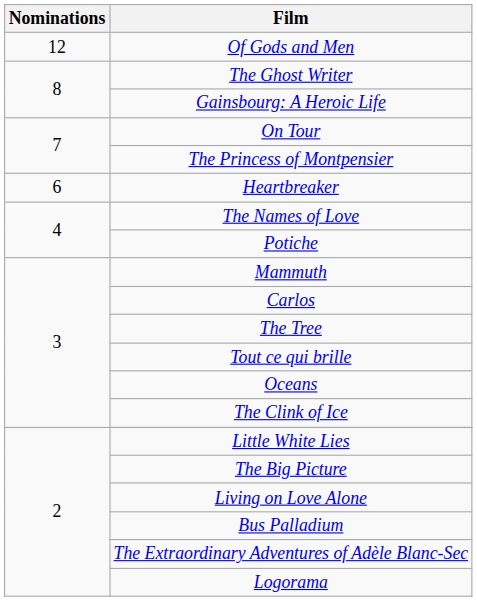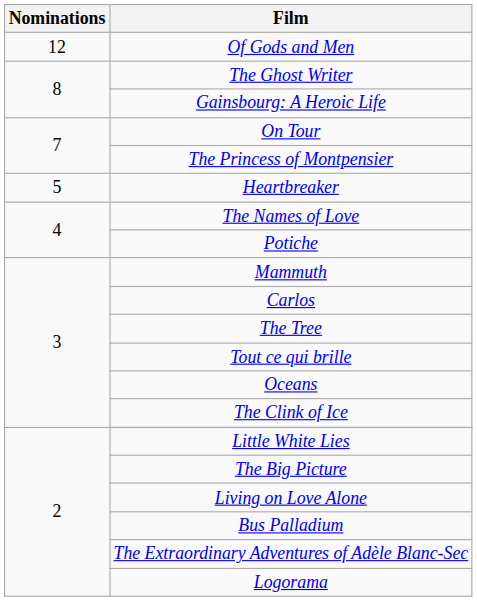(57, 187) 6 -> (57, 187) 5
